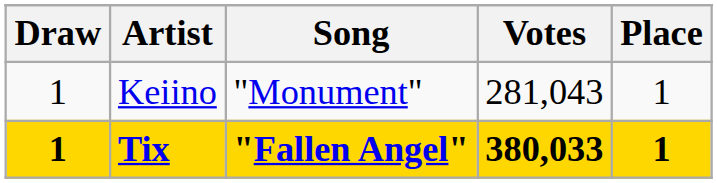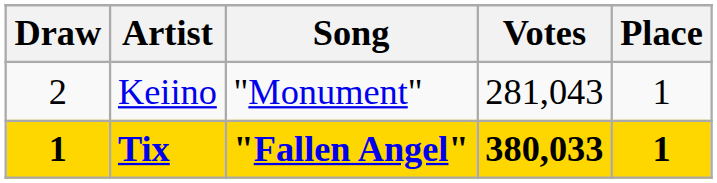(58, 90) 1 -> (58, 90) 2
